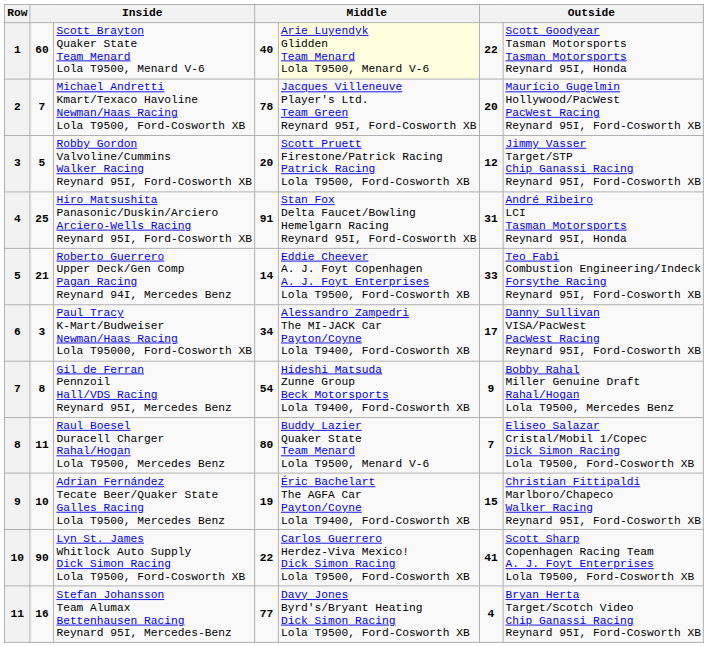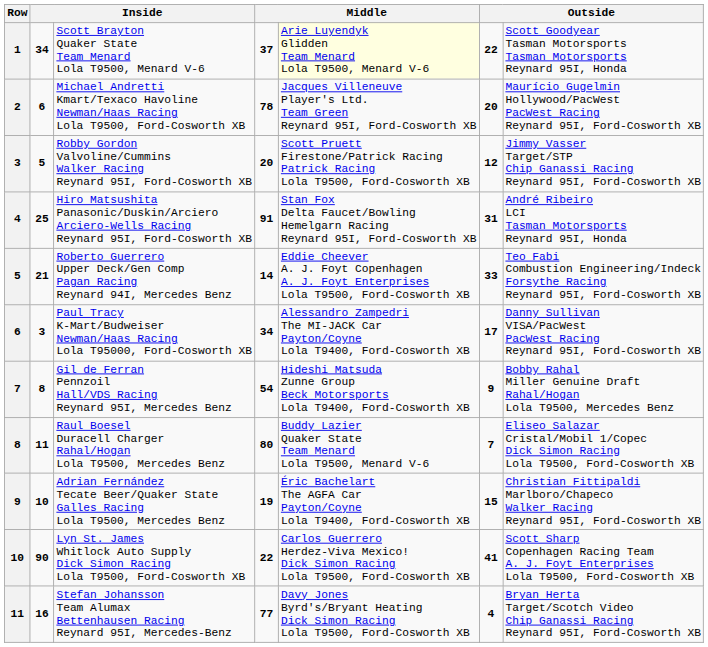(42, 51) 60 -> (42, 51) 34
(266, 51) 40 -> (266, 51) 37
(42, 107) 7 -> (42, 107) 6
